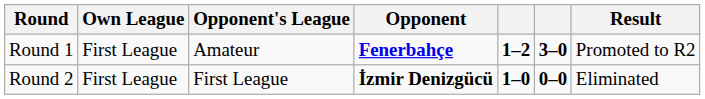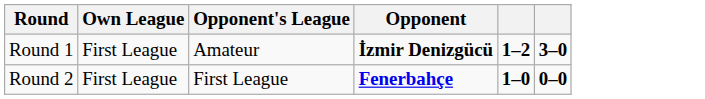- column: (636, 19)
(406, 49) Fenerbahçe -> (426, 49) İzmir Denizgücü
(426, 79) İzmir Denizgücü -> (406, 79) Fenerbahçe
